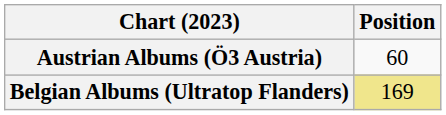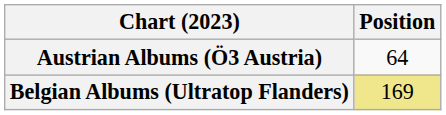(397, 57) 60 -> (397, 57) 64
